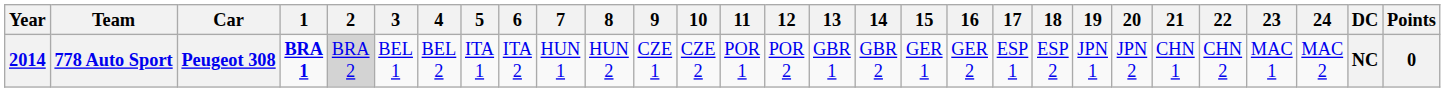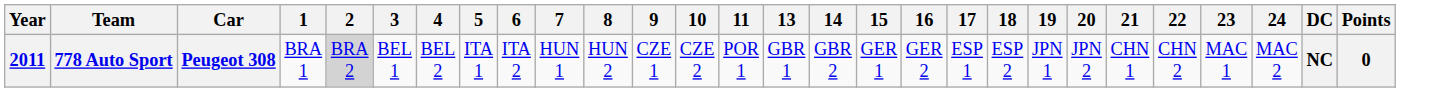- column: (786, 19)
(27, 60) 2014 -> (27, 60) 2011
(304, 60) bold -> (303, 60) normal
